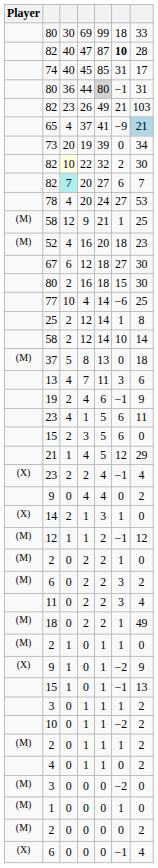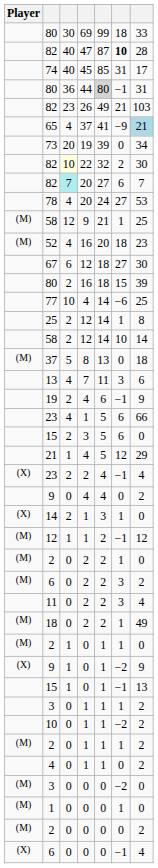(142, 283) 30 -> (142, 283) 39
(142, 417) 11 -> (142, 417) 66
